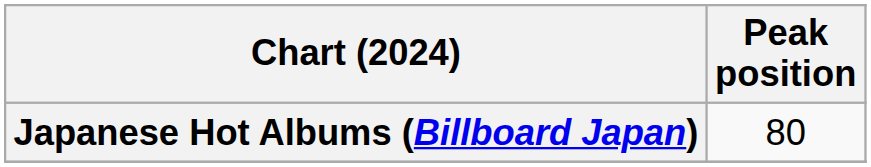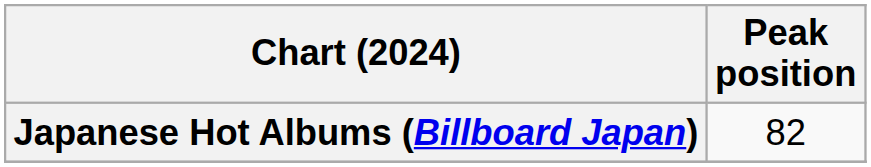(786, 131) 80 -> (786, 131) 82
